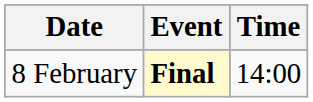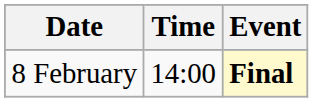columns swapped: (268, 27) <-> (186, 27)
